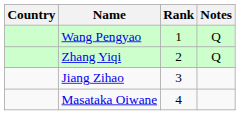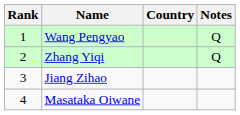columns swapped: (179, 15) <-> (31, 15)
